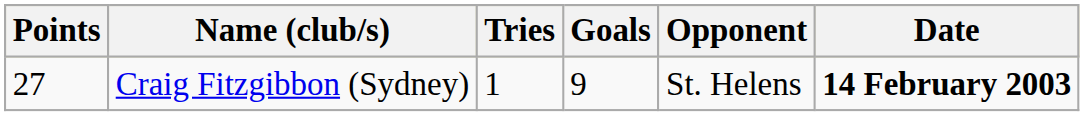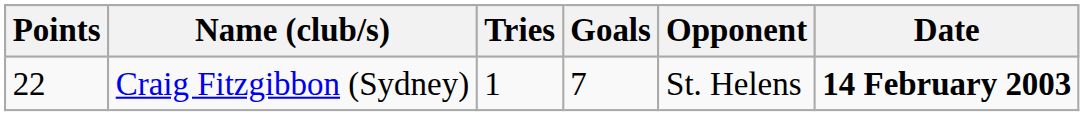(29, 82) 27 -> (29, 82) 22
(579, 82) 9 -> (579, 82) 7
